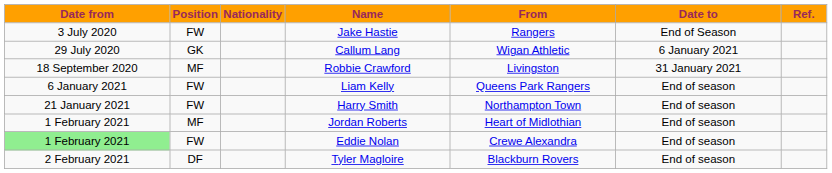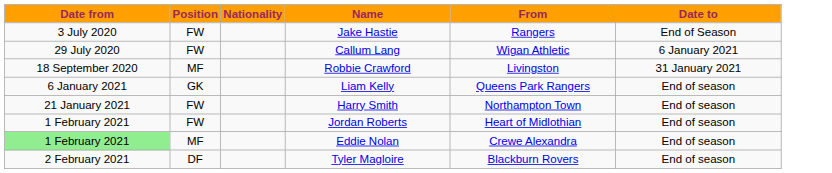- column: (804, 14)
(195, 50) GK -> (195, 50) FW
(195, 87) FW -> (195, 87) GK
(195, 123) MF -> (195, 123) FW
(195, 141) FW -> (195, 141) MF
